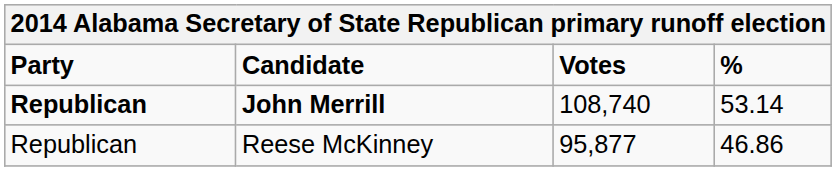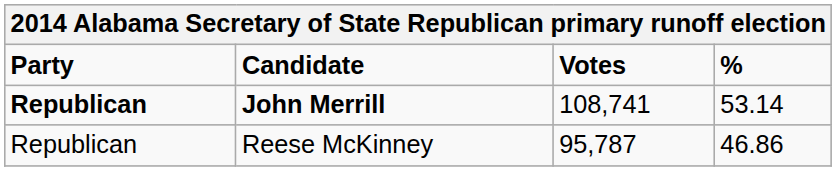(605, 104) 108,740 -> (605, 104) 108,741
(598, 144) 95,877 -> (598, 144) 95,787
